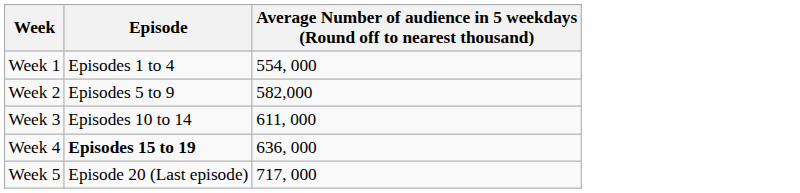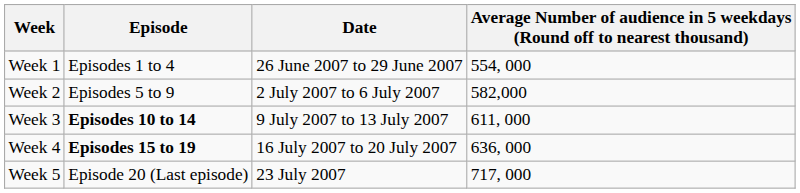+ column: (359, 27)
(130, 119) normal -> (132, 119) bold
